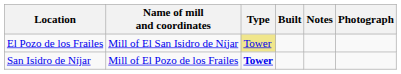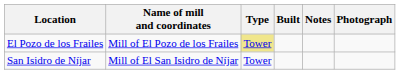(173, 43) Mill of El San Isidro de Níjar -> (173, 43) Mill of El Pozo de los Frailes
(173, 60) Mill of El Pozo de los Frailes -> (173, 60) Mill of El San Isidro de Níjar
(258, 60) bold -> (257, 60) normal
